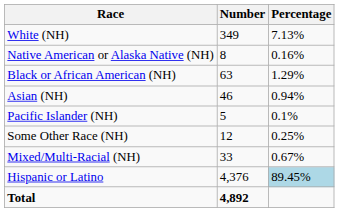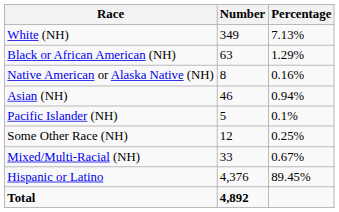rows swapped: (92, 75) <-> (111, 55)
(291, 177) lightblue background -> (291, 177) no background
